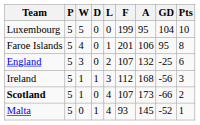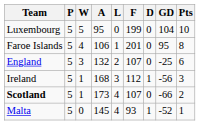columns swapped: (97, 12) <-> (146, 12)
